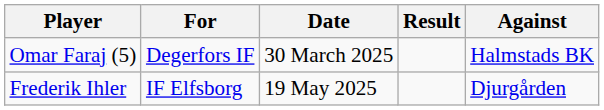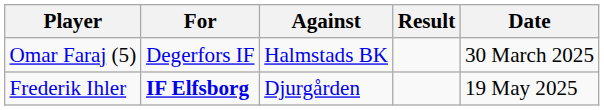columns swapped: (532, 21) <-> (329, 21)
(194, 88) normal -> (197, 88) bold
